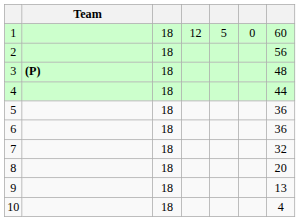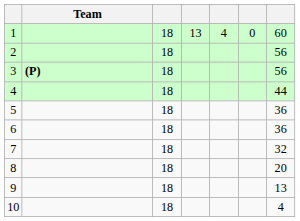(195, 33) 12 -> (195, 33) 13
(224, 33) 5 -> (224, 33) 4
(281, 71) 48 -> (281, 71) 56
